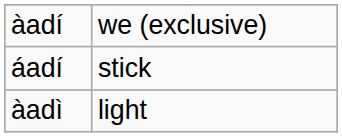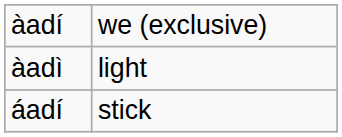rows swapped: (37, 68) <-> (37, 110)
